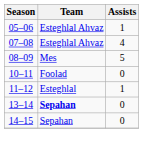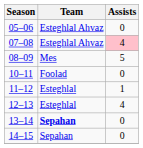(122, 27) 1 -> (122, 27) 0
(122, 43) no background -> (122, 43) pink background
+ row: (21, 105)
